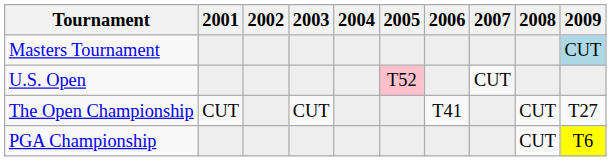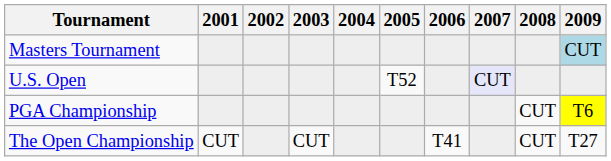(402, 80) pink background -> (402, 80) no background
(492, 80) no background -> (492, 80) lavender background
rows swapped: (101, 110) <-> (83, 141)
